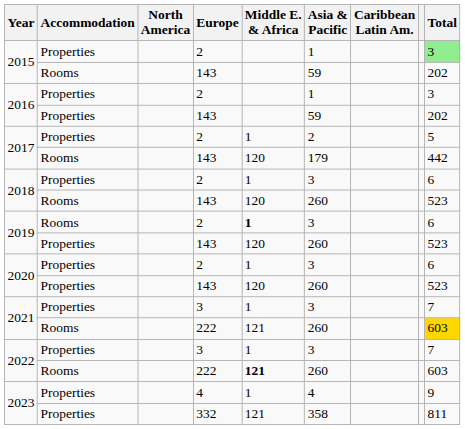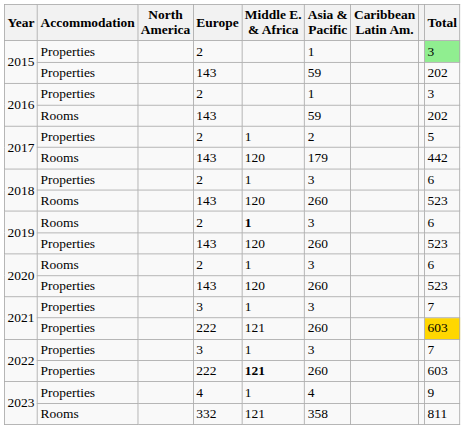(60, 72) Rooms -> (68, 72) Properties
(68, 115) Properties -> (60, 115) Rooms
(68, 264) Properties -> (60, 264) Rooms
(60, 328) Rooms -> (68, 328) Properties
(60, 371) Rooms -> (68, 371) Properties
(68, 413) Properties -> (60, 413) Rooms
